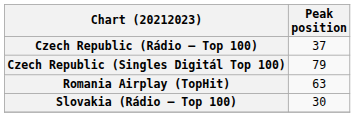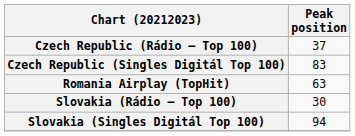(319, 65) 79 -> (319, 65) 83
+ row: (147, 122)
